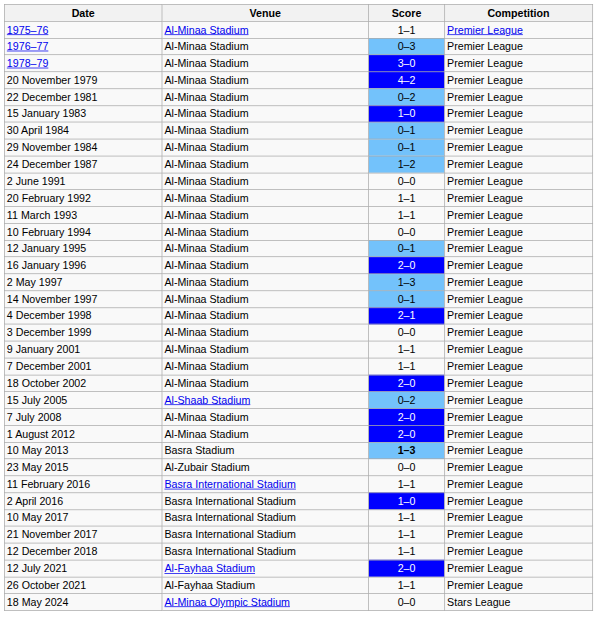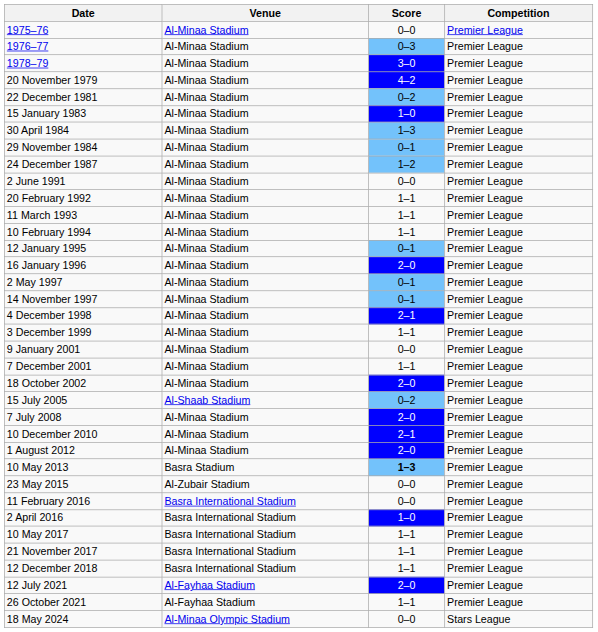(407, 30) 1–1 -> (407, 30) 0–0
(407, 131) 0–1 -> (407, 131) 1–3
(407, 232) 0–0 -> (407, 232) 1–1
(407, 283) 1–3 -> (407, 283) 0–1
(407, 333) 0–0 -> (407, 333) 1–1
(407, 350) 1–1 -> (407, 350) 0–0
+ row: (52, 434)
(407, 485) 1–1 -> (407, 501) 0–0
